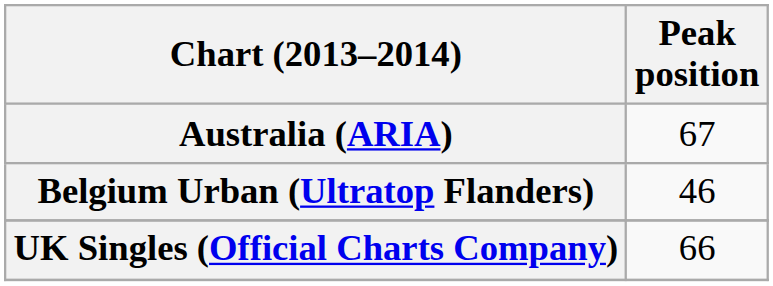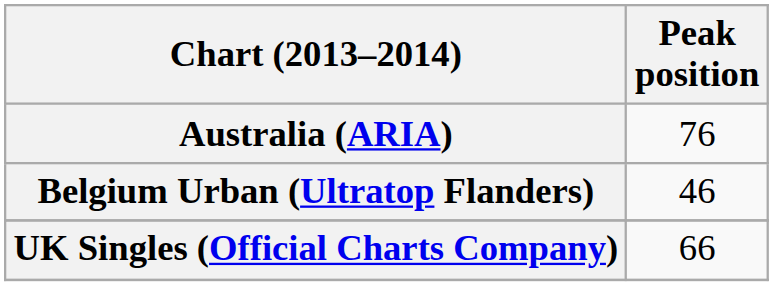(697, 132) 67 -> (697, 132) 76
